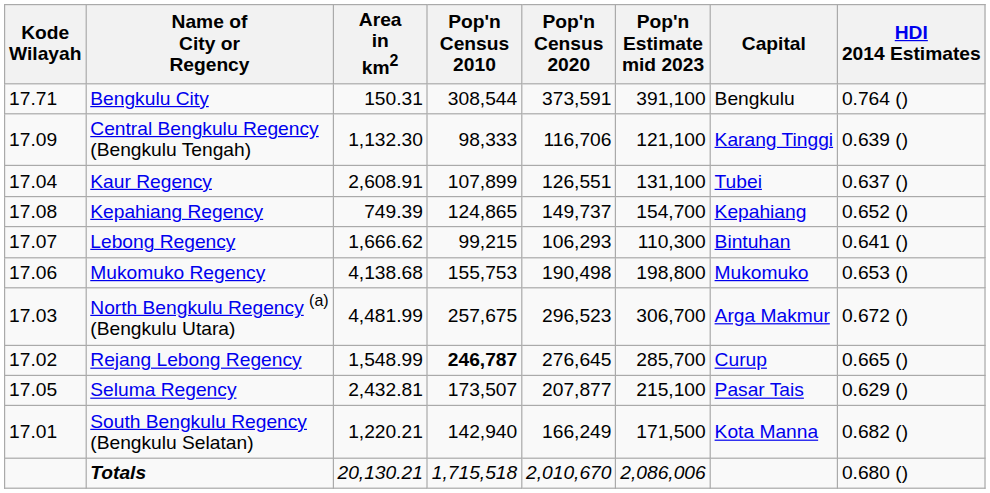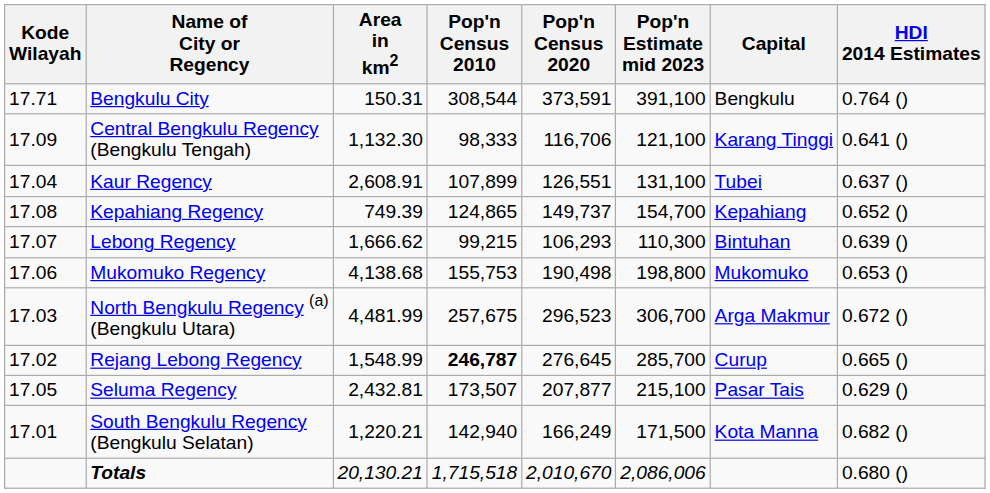(875, 139) 0.639 () -> (875, 139) 0.641 ()
(875, 241) 0.641 () -> (875, 241) 0.639 ()
